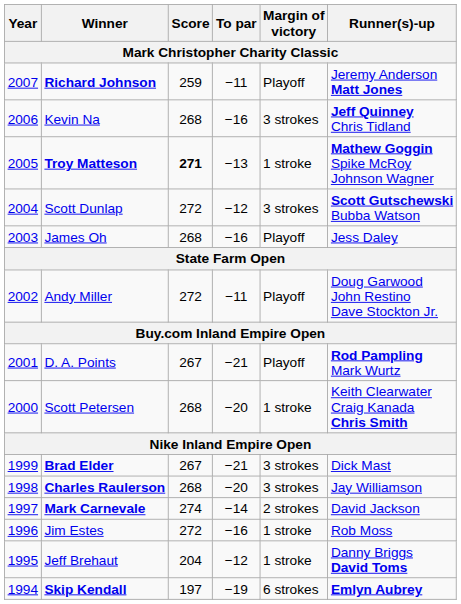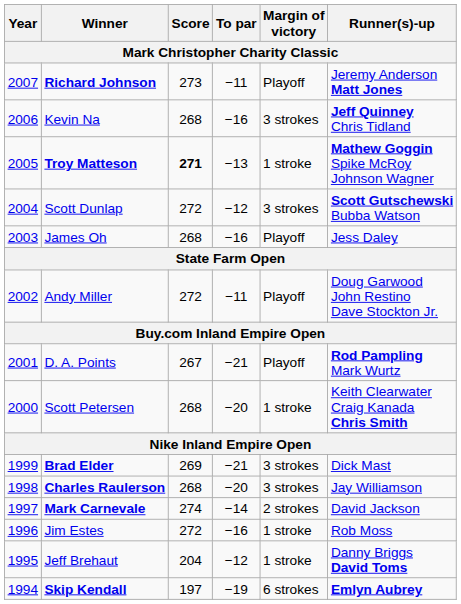(191, 82) 259 -> (191, 82) 273
(191, 465) 267 -> (191, 465) 269
